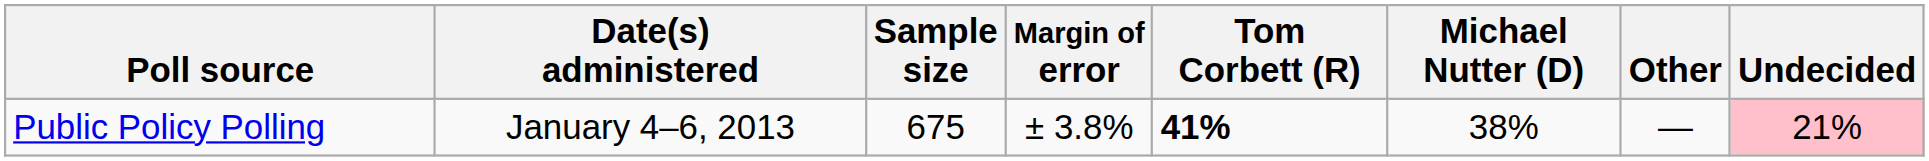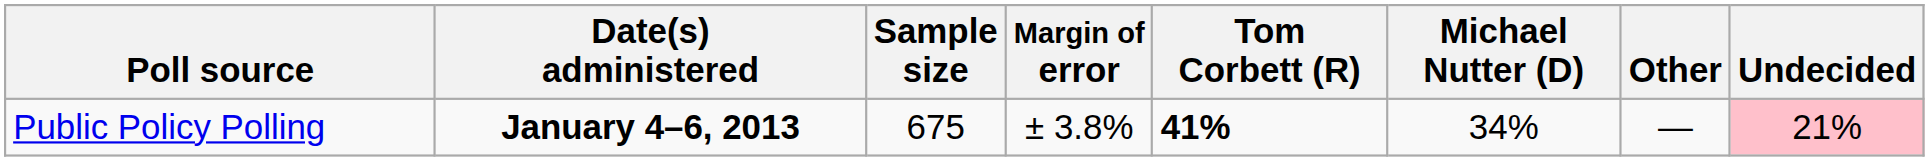(650, 126) normal -> (651, 126) bold
(1504, 126) 38% -> (1504, 126) 34%
